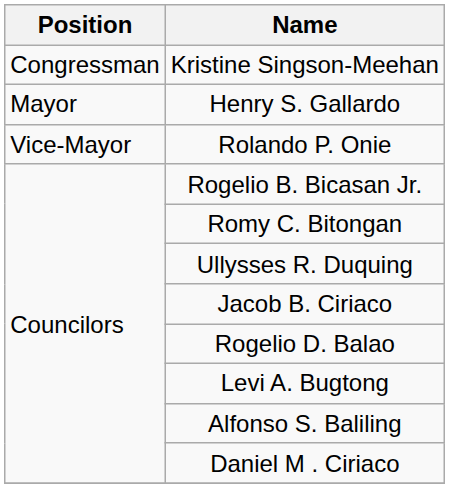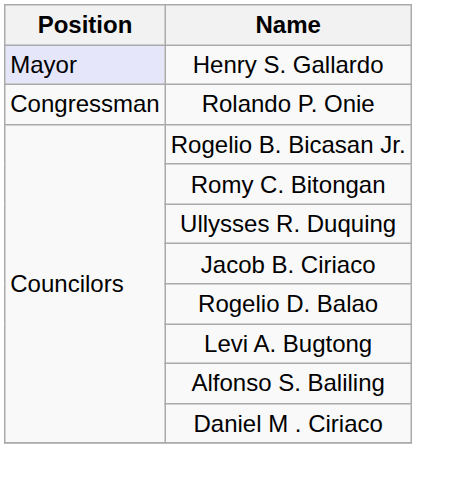- row: (305, 64)
(44, 104) no background -> (44, 64) lavender background
(71, 144) Vice-Mayor -> (85, 104) Congressman
